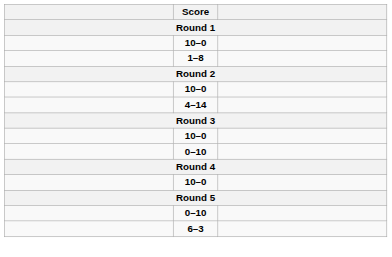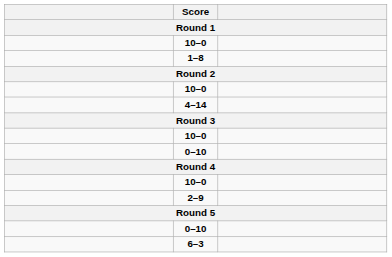+ row: (89, 198)
